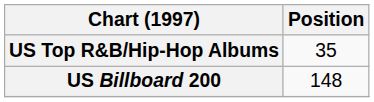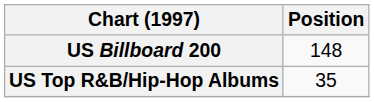rows swapped: (144, 81) <-> (144, 50)
